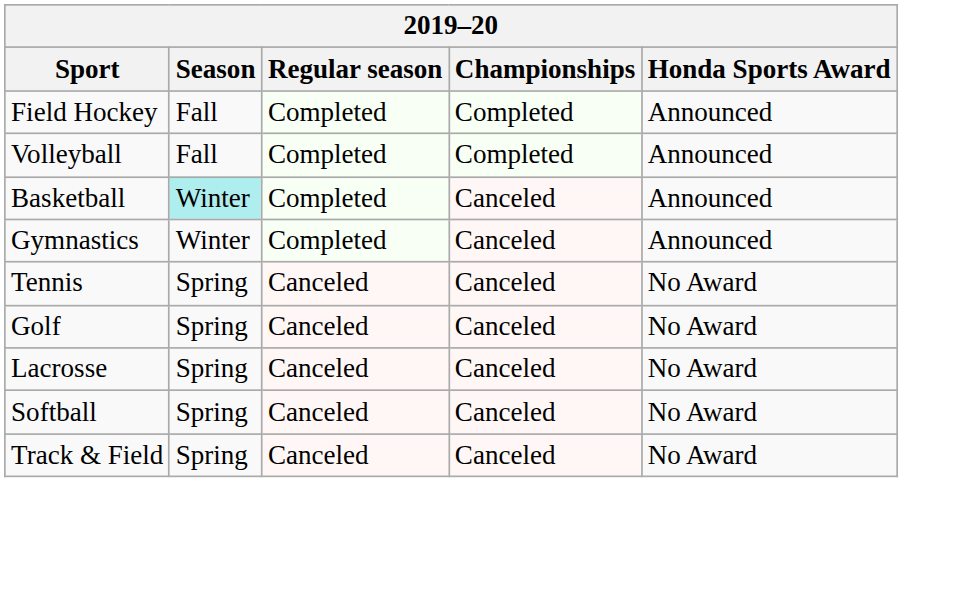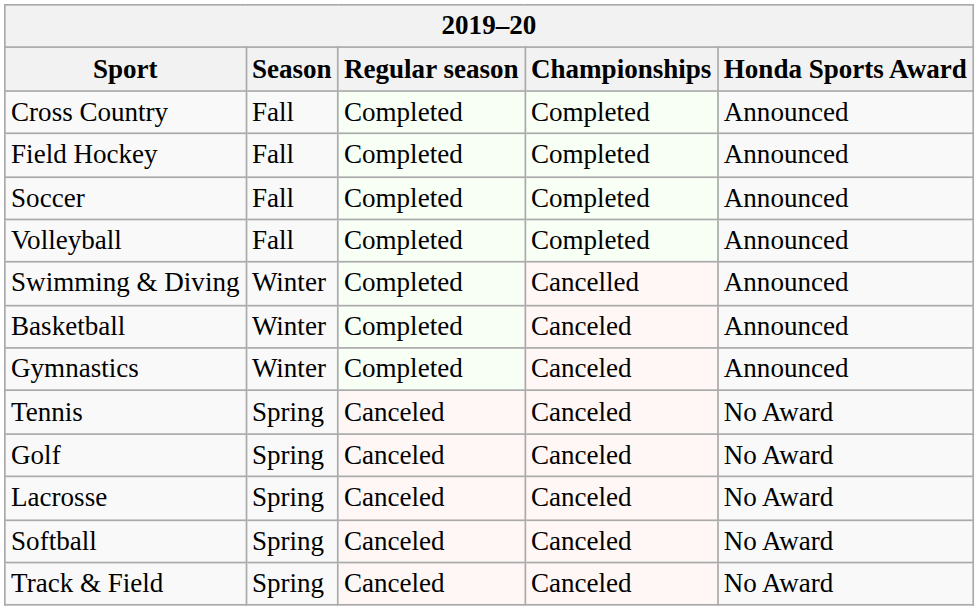+ row: (90, 111)
+ row: (48, 197)
+ row: (125, 283)
(213, 197) paleturquoise background -> (289, 326) no background
